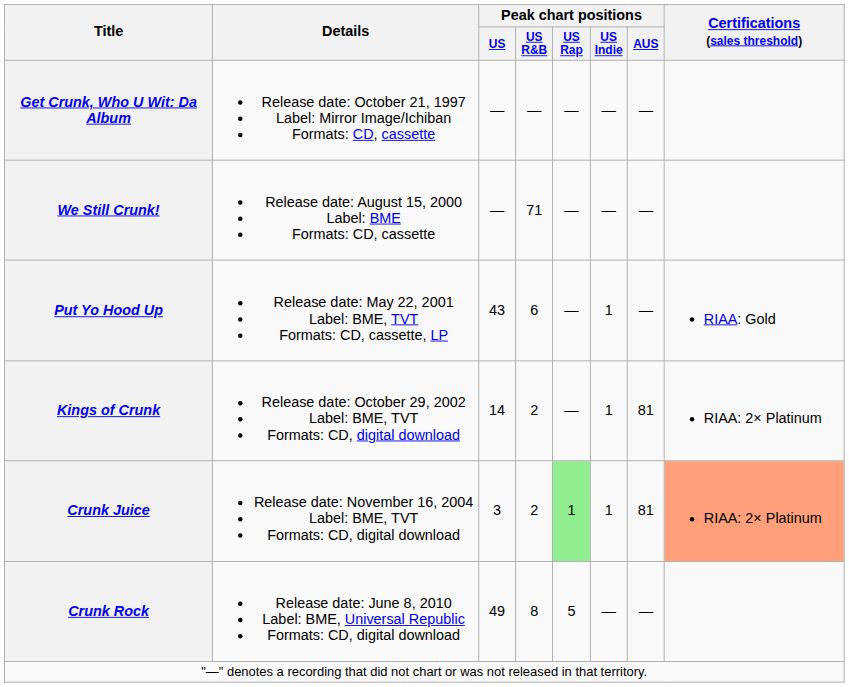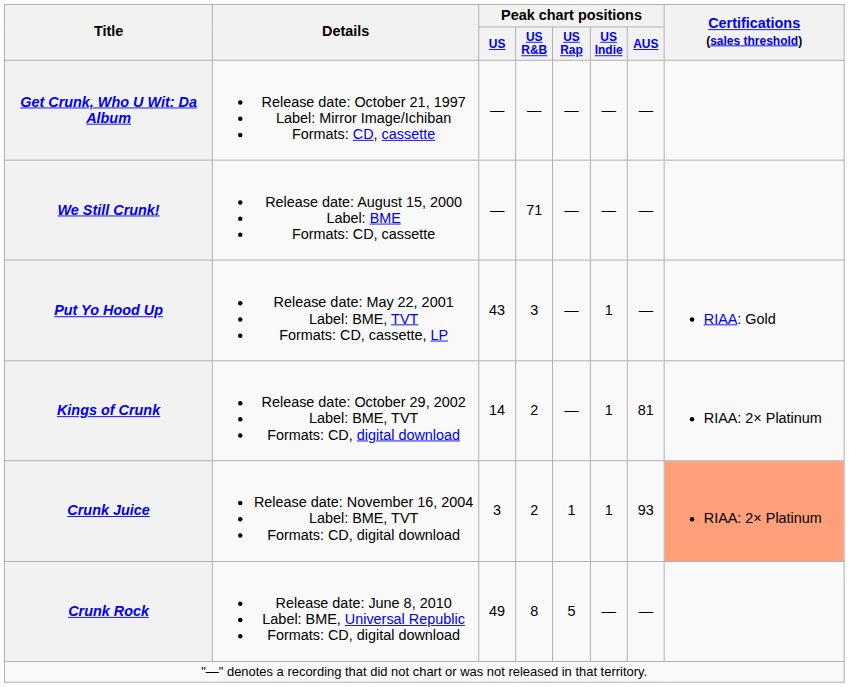(534, 310) 6 -> (534, 310) 3
(571, 511) lightgreen background -> (571, 511) no background
(646, 511) 81 -> (646, 511) 93
